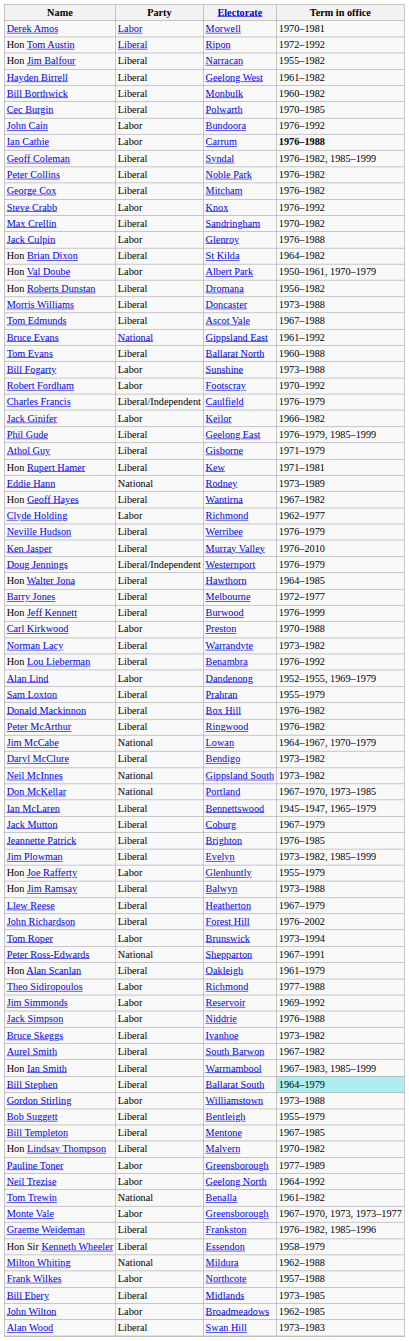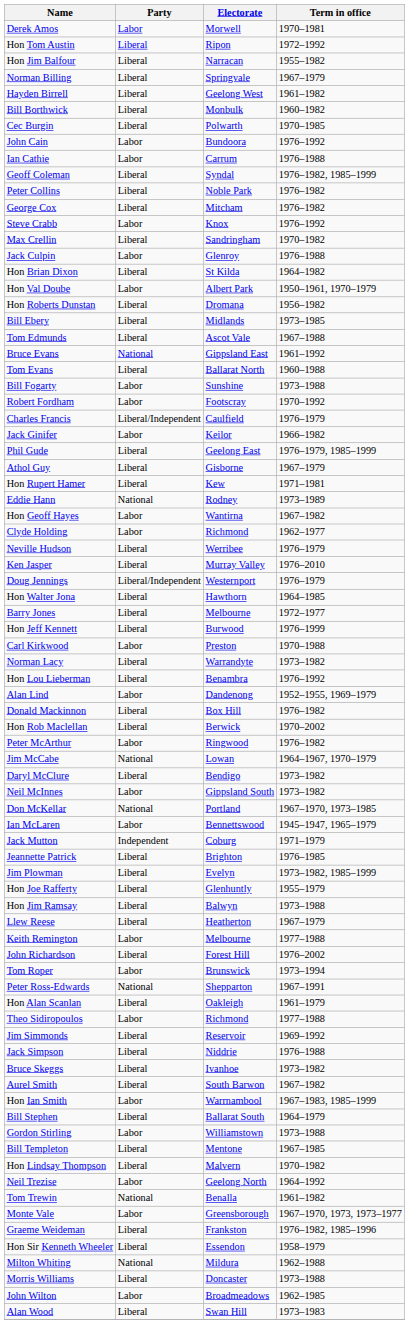+ row: (39, 77)
(302, 142) bold -> (302, 158) normal
rows swapped: (28, 1295) <-> (40, 304)
(302, 451) 1971–1979 -> (302, 467) 1967–1979
(133, 499) Liberal -> (130, 516) Labor
- row: (32, 694)
+ row: (47, 727)
(133, 727) Liberal -> (130, 743) Labor
(135, 775) National -> (130, 792) Labor
(133, 808) Liberal -> (130, 824) Labor
(133, 824) Liberal -> (143, 840) Independent
(302, 824) 1967–1979 -> (302, 840) 1971–1979
(130, 873) Labor -> (133, 889) Liberal
+ row: (42, 938)
(130, 1003) Labor -> (133, 1035) Liberal
(130, 1019) Labor -> (133, 1051) Liberal
(133, 1068) Liberal -> (130, 1100) Labor
(302, 1084) paleturquoise background -> (302, 1116) no background
- row: (32, 1116)
- row: (35, 1165)
- row: (34, 1279)
